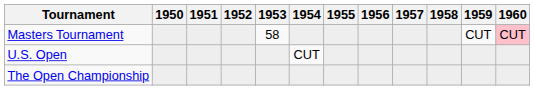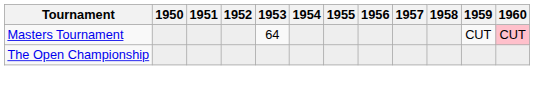(272, 35) 58 -> (272, 35) 64
- row: (37, 55)
